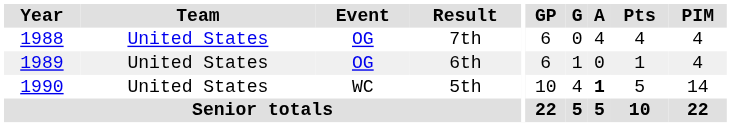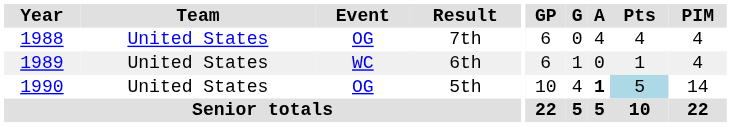(363, 63) OG -> (363, 63) WC
(363, 87) WC -> (363, 87) OG
(640, 87) no background -> (640, 87) lightblue background
